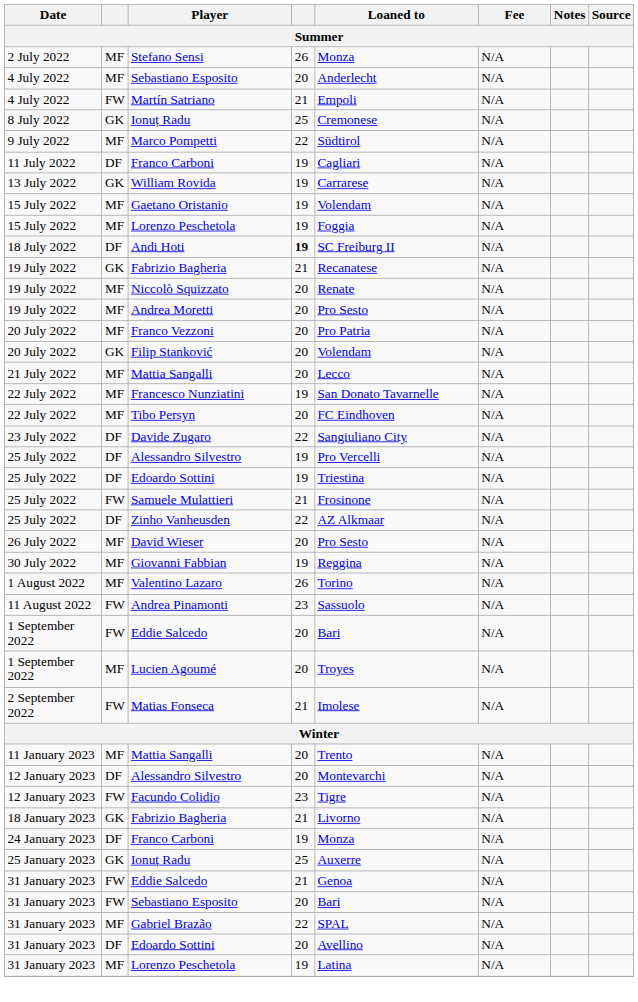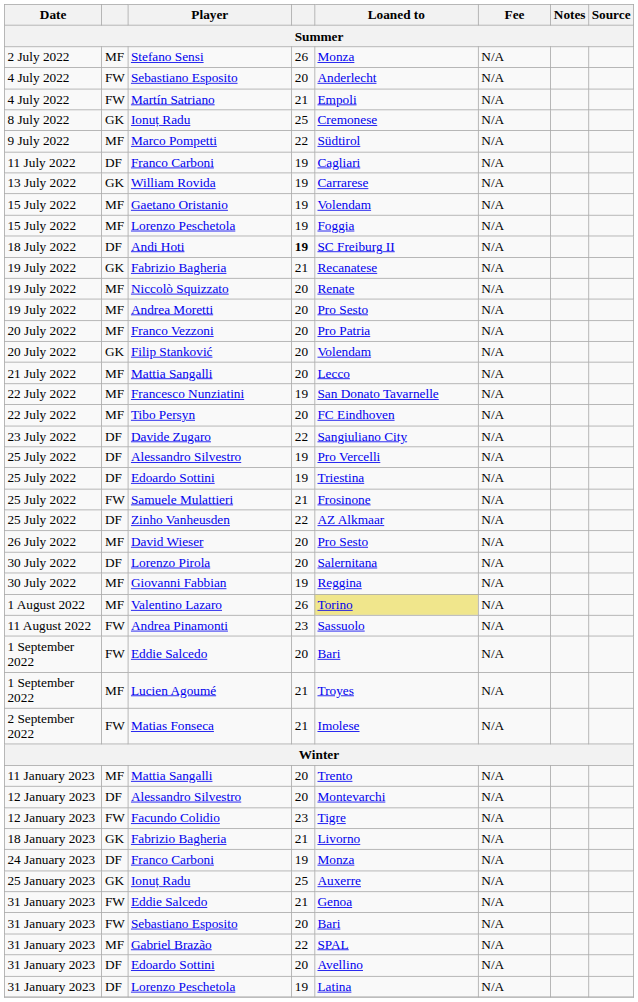(114, 78) MF -> (115, 78) FW
+ row: (42, 562)
(335, 583) no background -> (335, 604) khaki background
(301, 669) 20 -> (301, 690) 21
(114, 965) MF -> (113, 986) DF
